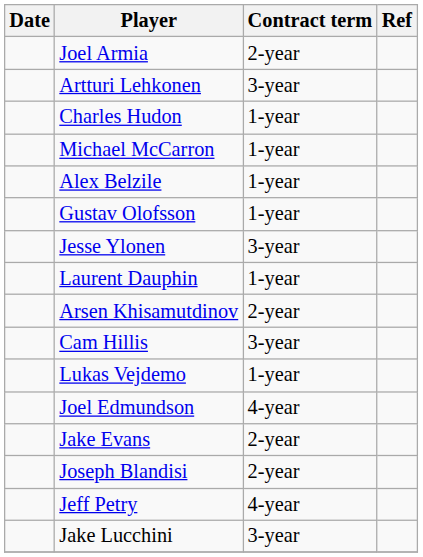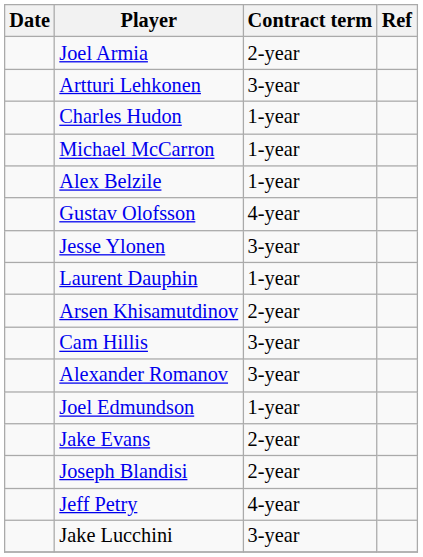(274, 213) 1-year -> (274, 213) 4-year
+ row: (144, 375)
- row: (123, 375)
(274, 407) 4-year -> (274, 407) 1-year
